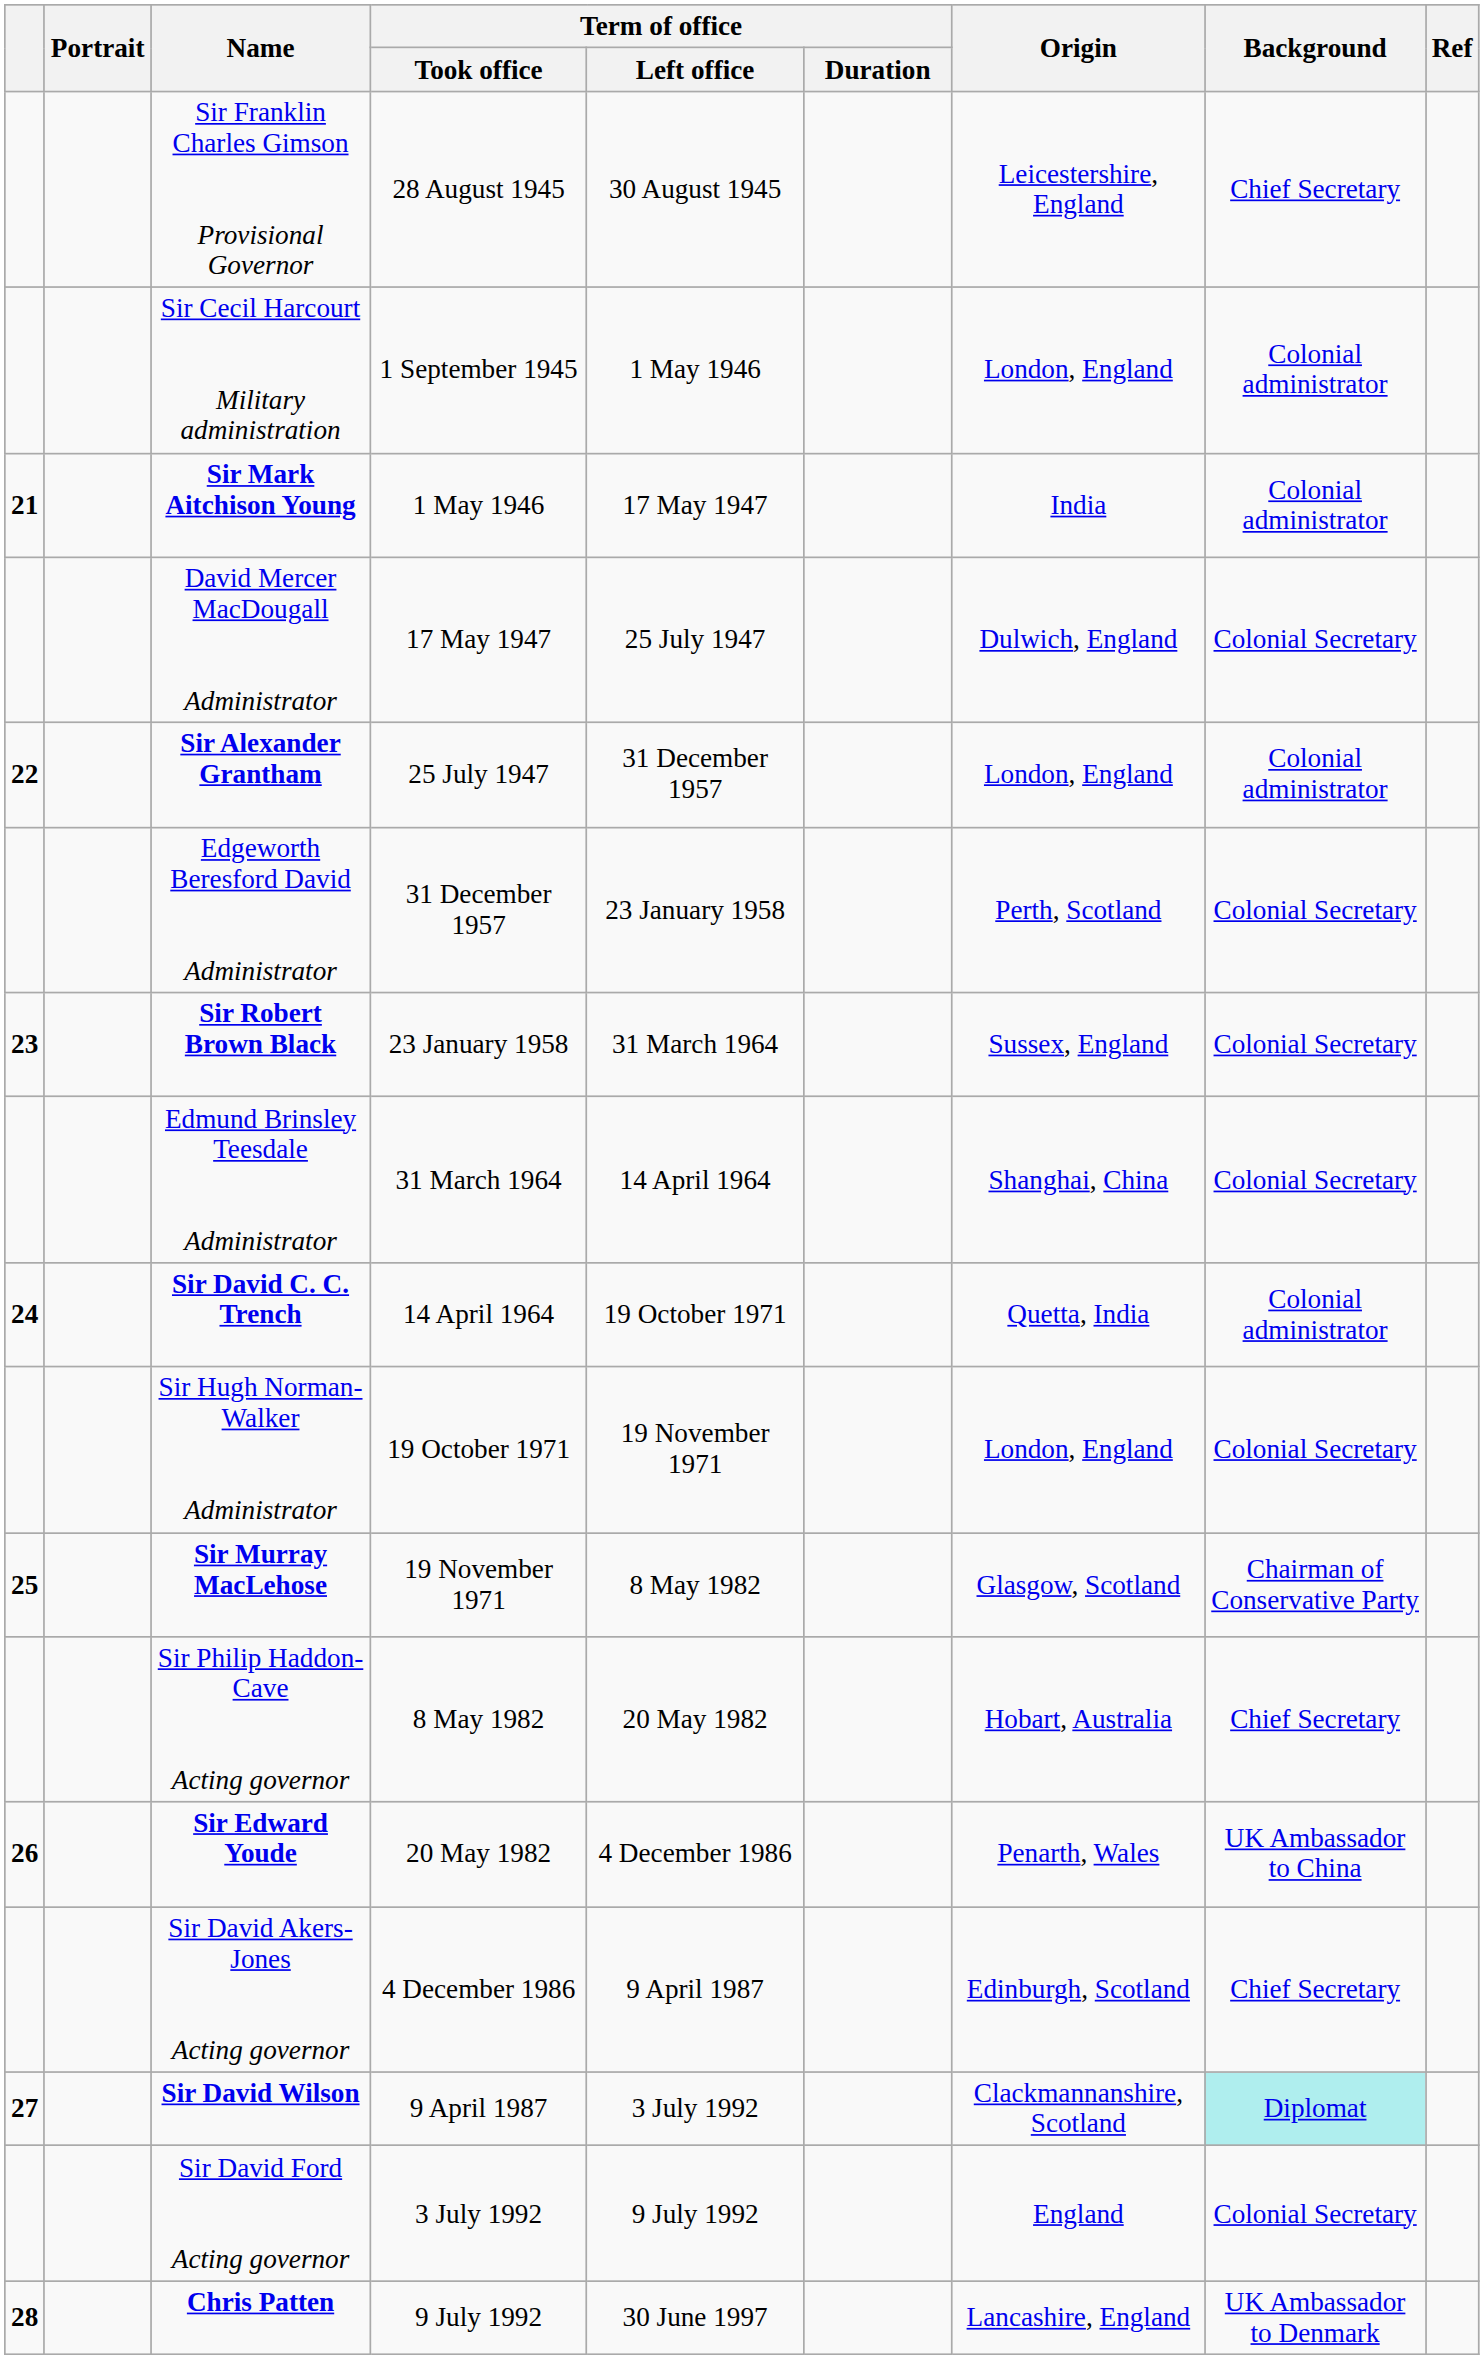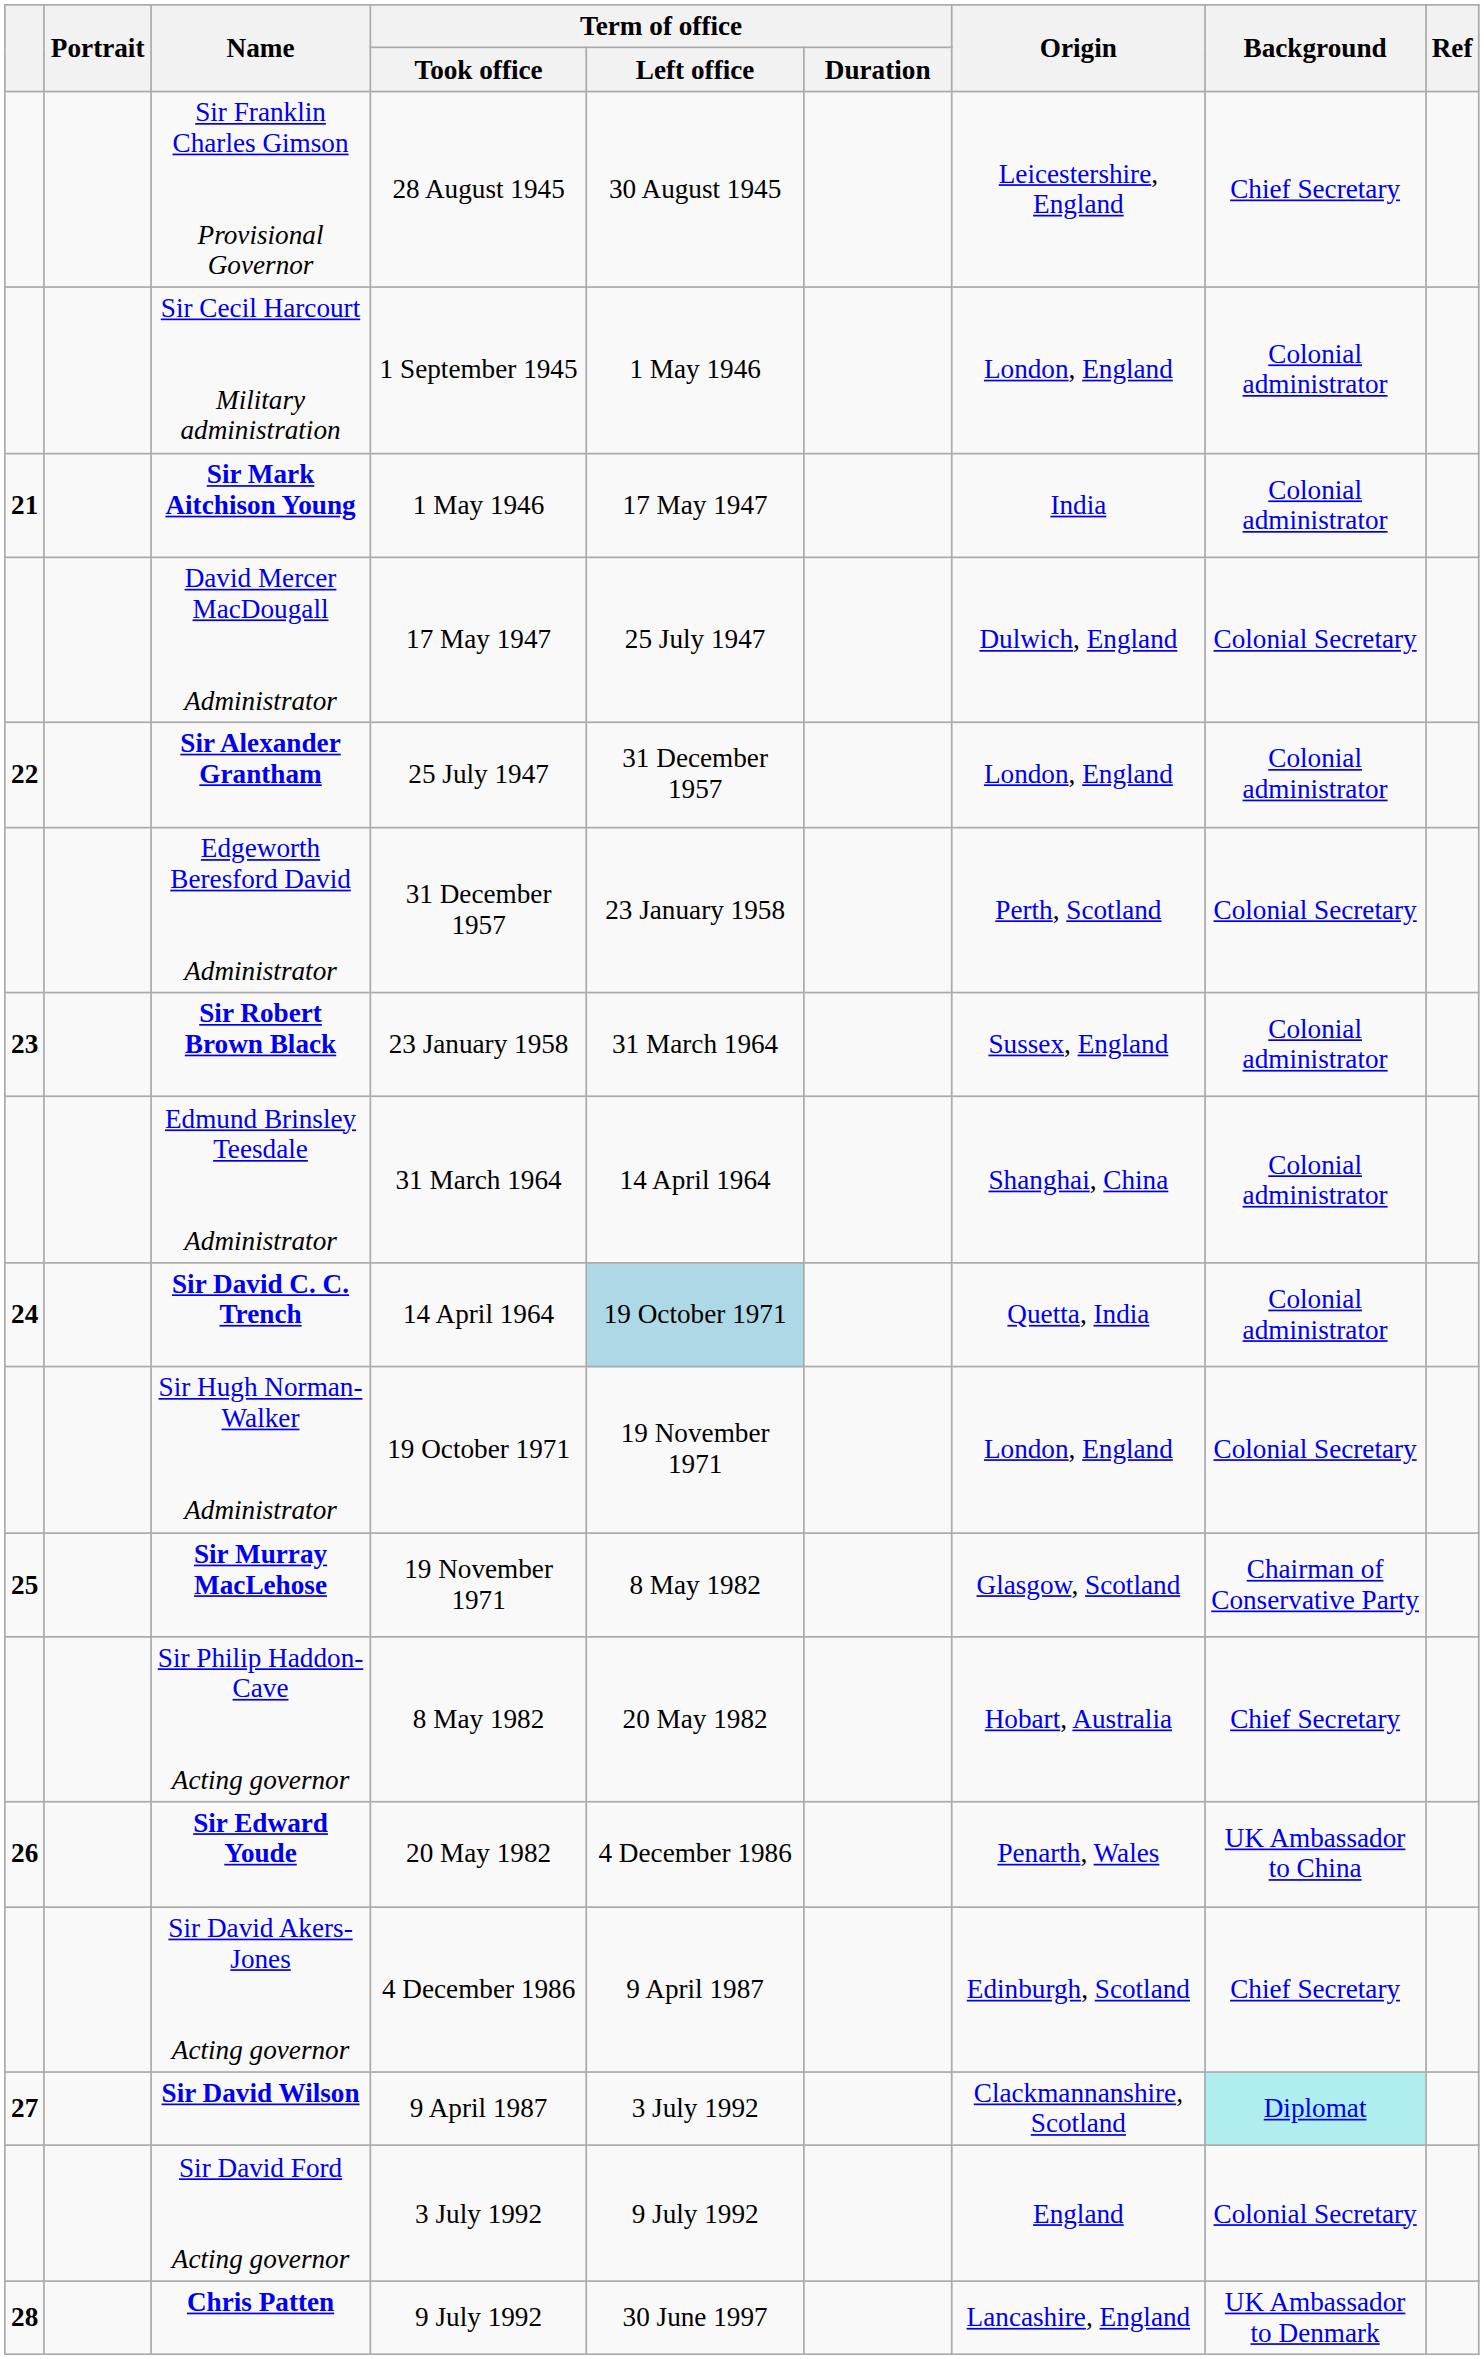(1315, 1044) Colonial Secretary -> (1315, 1044) Colonial administrator
(1315, 1179) Colonial Secretary -> (1315, 1179) Colonial administrator
(695, 1314) no background -> (695, 1314) lightblue background
